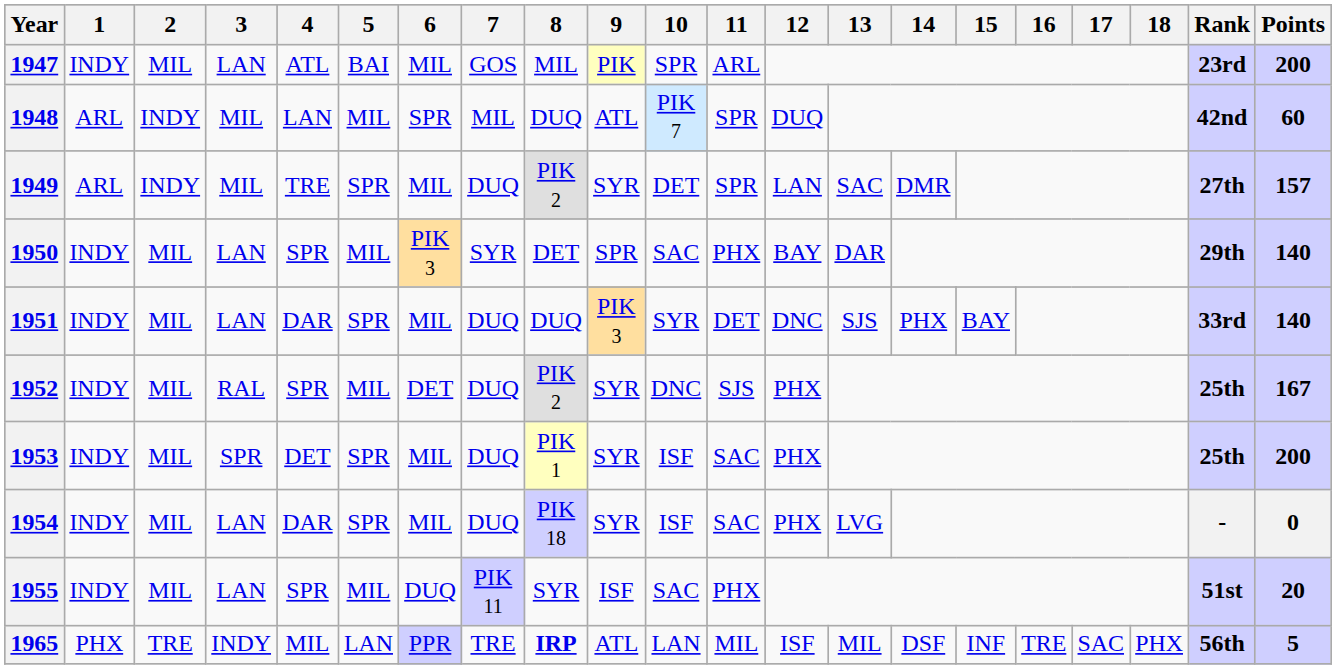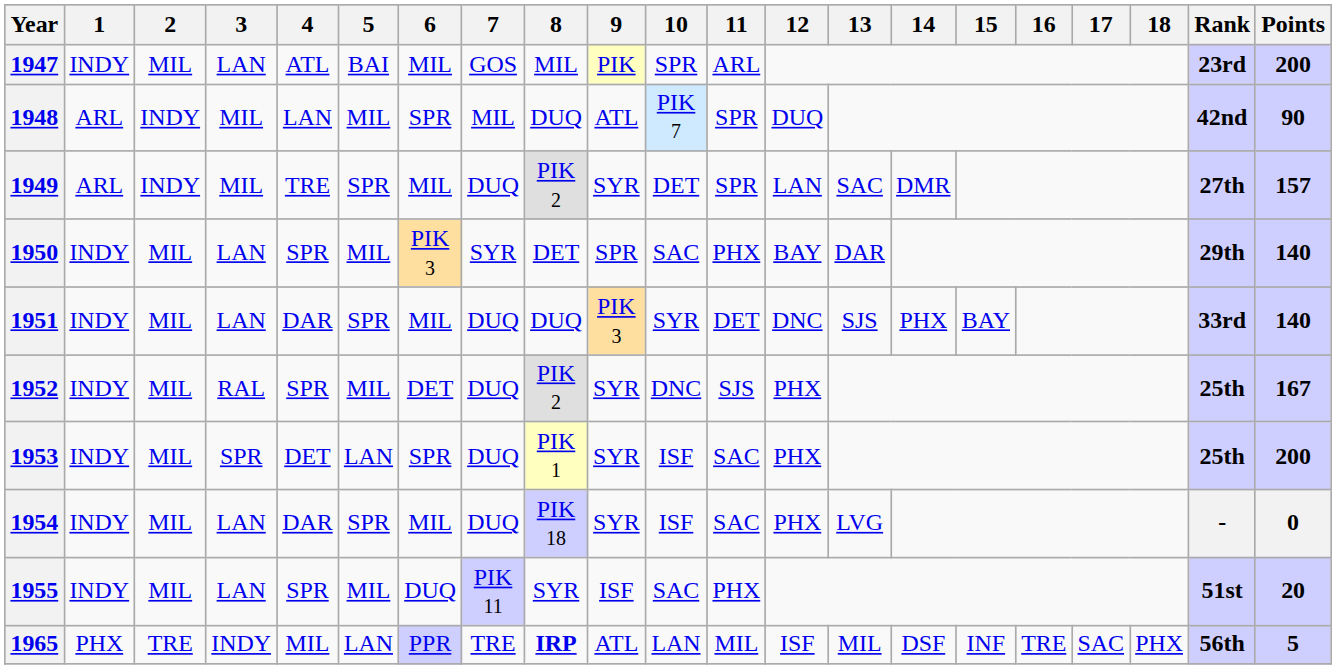(1293, 117) 60 -> (1293, 117) 90
(368, 455) SPR -> (368, 455) LAN
(430, 455) MIL -> (430, 455) SPR
